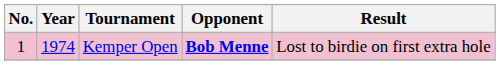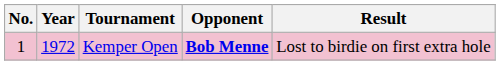(58, 46) 1974 -> (58, 46) 1972
